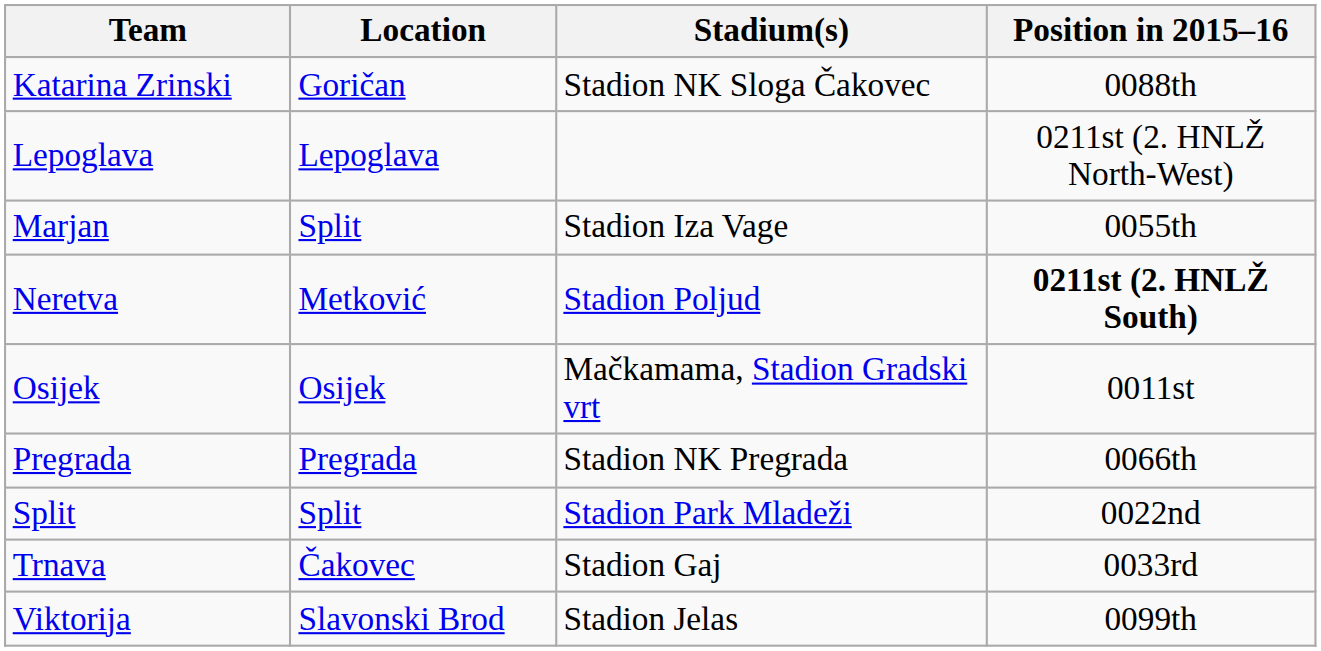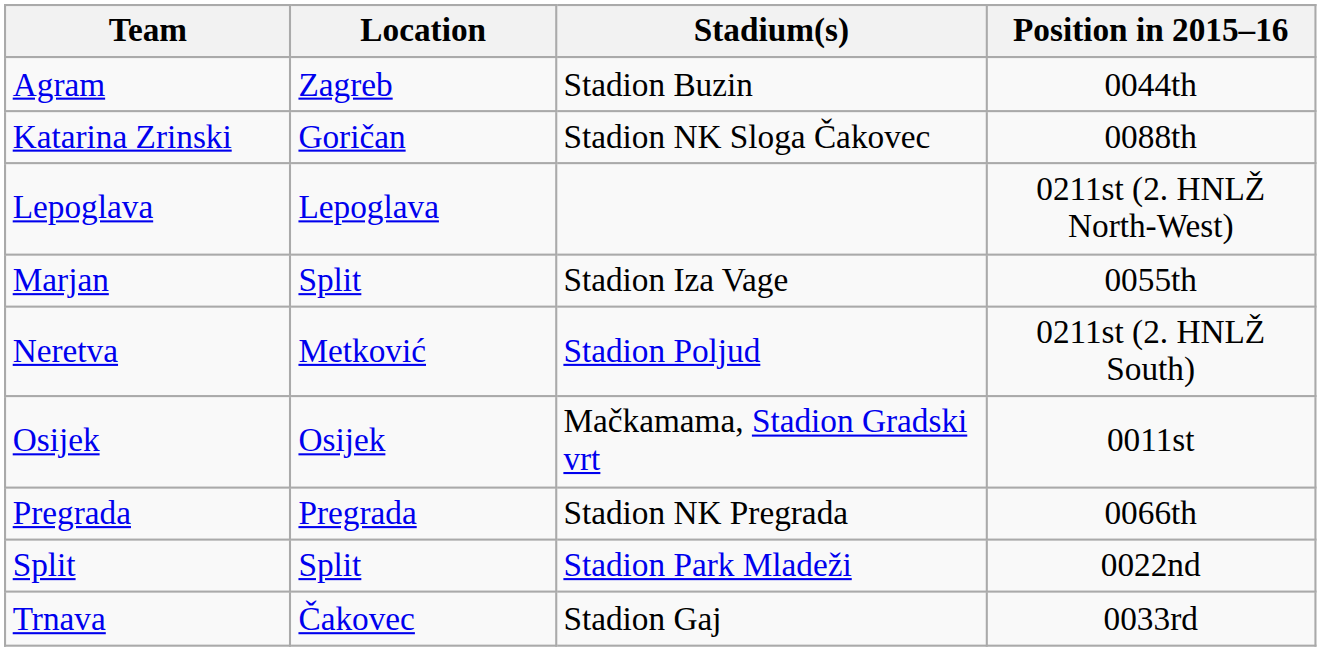+ row: (59, 83)
(1151, 298) bold -> (1151, 350) normal
- row: (72, 618)
